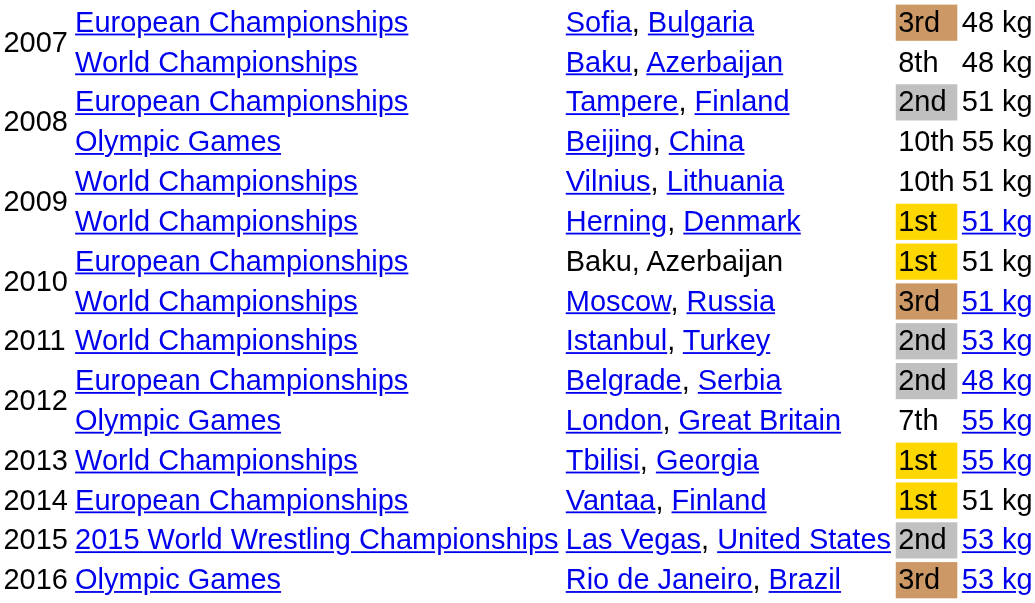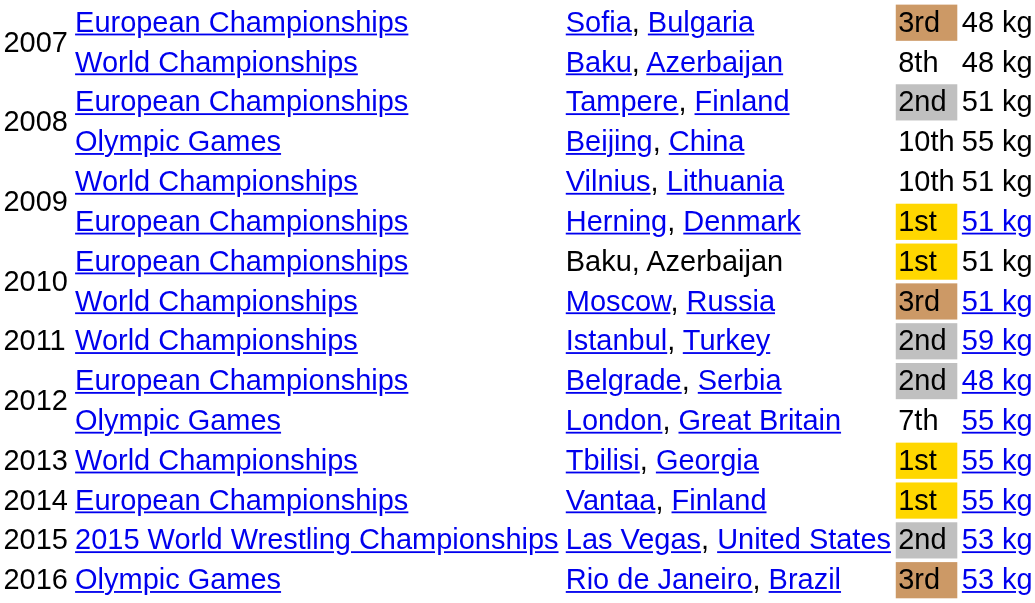(216, 221) World Championships -> (242, 221) European Championships
(997, 340) 53 kg -> (997, 340) 59 kg
(997, 500) 51 kg -> (997, 500) 55 kg
